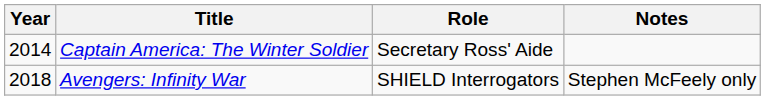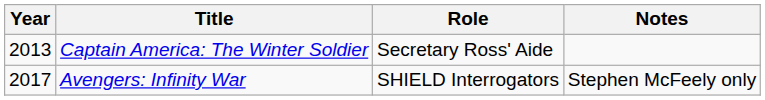(30, 49) 2014 -> (30, 49) 2013
(30, 79) 2018 -> (30, 79) 2017
